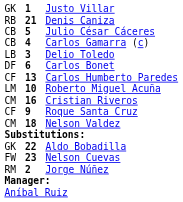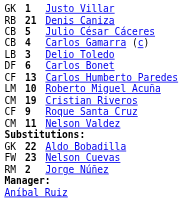(31, 101) 16 -> (31, 101) 19
(31, 124) 18 -> (31, 124) 11
